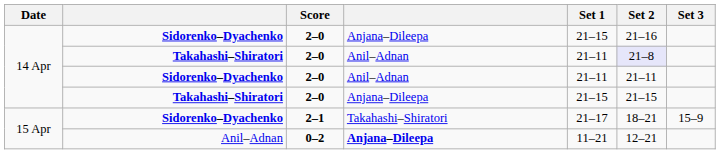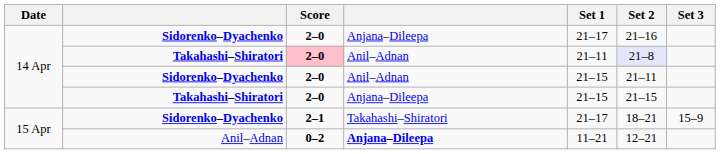(592, 35) 21–15 -> (592, 35) 21–17
(315, 56) no background -> (315, 56) pink background
(592, 77) 21–11 -> (592, 77) 21–15
